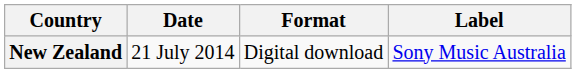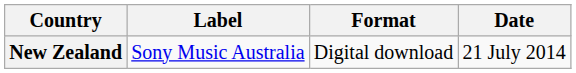columns swapped: (183, 20) <-> (479, 20)
